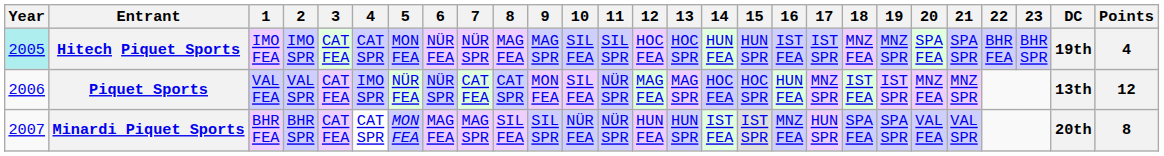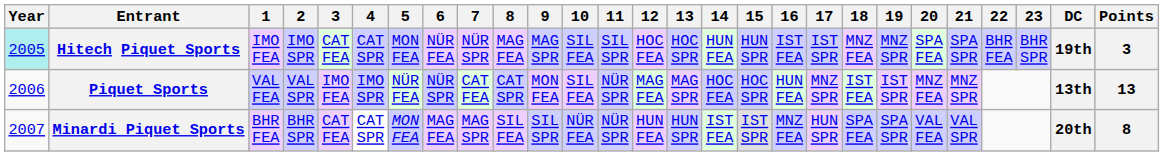(1127, 49) 4 -> (1127, 49) 3
(336, 90) CAT FEA -> (336, 90) IMO FEA
(1127, 90) 12 -> (1127, 90) 13
